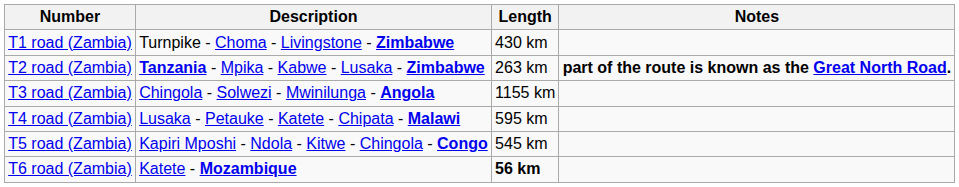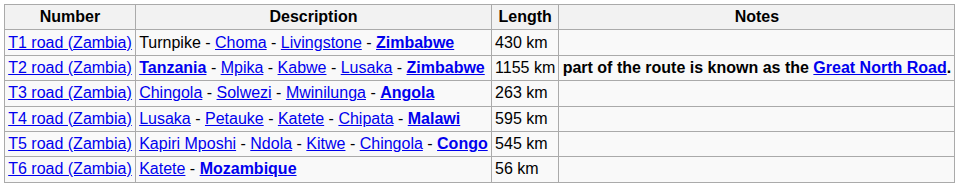(521, 67) 263 km -> (525, 67) 1155 km
(525, 93) 1155 km -> (521, 93) 263 km
(518, 169) bold -> (517, 169) normal
